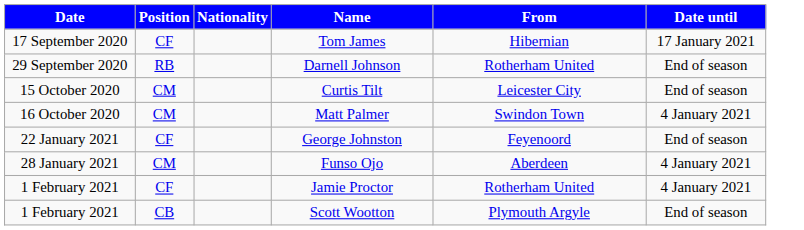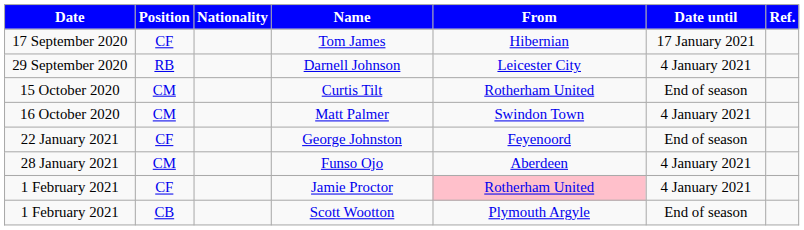+ column: (782, 17)
(539, 66) Rotherham United -> (539, 66) Leicester City
(706, 66) End of season -> (706, 66) 4 January 2021
(539, 90) Leicester City -> (539, 90) Rotherham United
(539, 188) no background -> (539, 188) pink background
